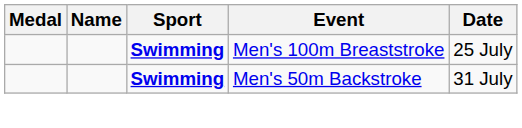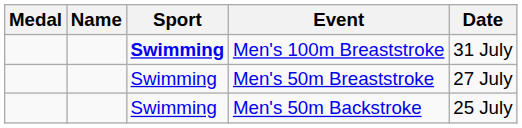(483, 49) 25 July -> (483, 49) 31 July
+ row: (333, 79)
(177, 79) bold -> (174, 109) normal
(483, 79) 31 July -> (483, 109) 25 July
